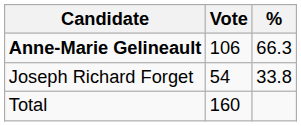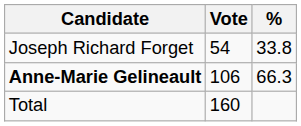rows swapped: (105, 47) <-> (101, 76)
